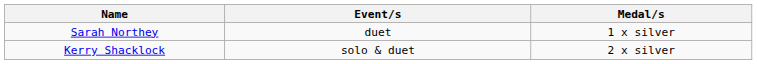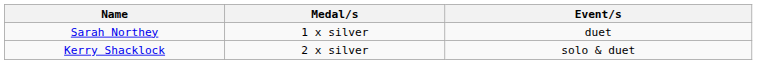columns swapped: (378, 14) <-> (641, 14)
